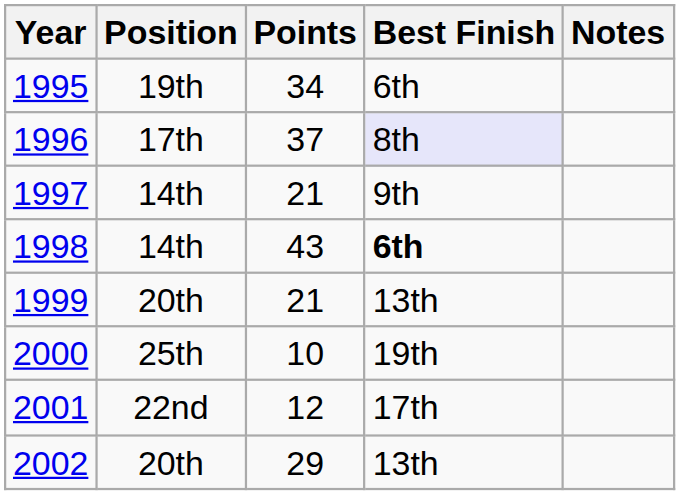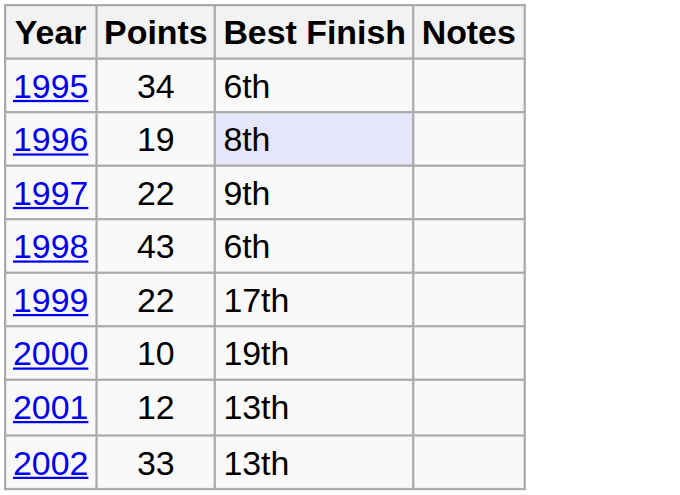- column: (171, 32)
(305, 139) 37 -> (156, 139) 19
(305, 193) 21 -> (156, 193) 22
(398, 247) bold -> (247, 247) normal
(305, 300) 21 -> (156, 300) 22
(406, 300) 13th -> (256, 300) 17th
(406, 408) 17th -> (256, 408) 13th
(305, 461) 29 -> (156, 461) 33
